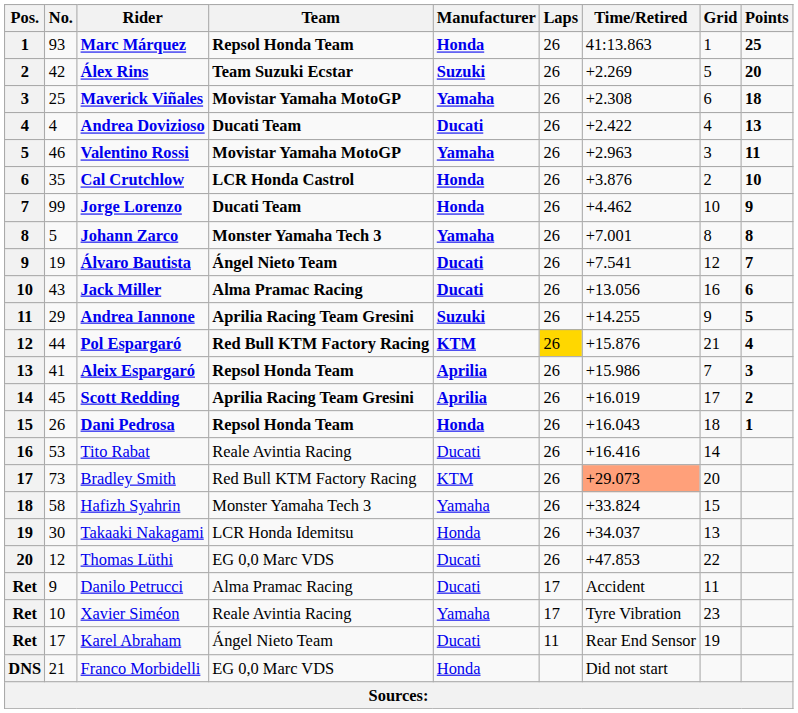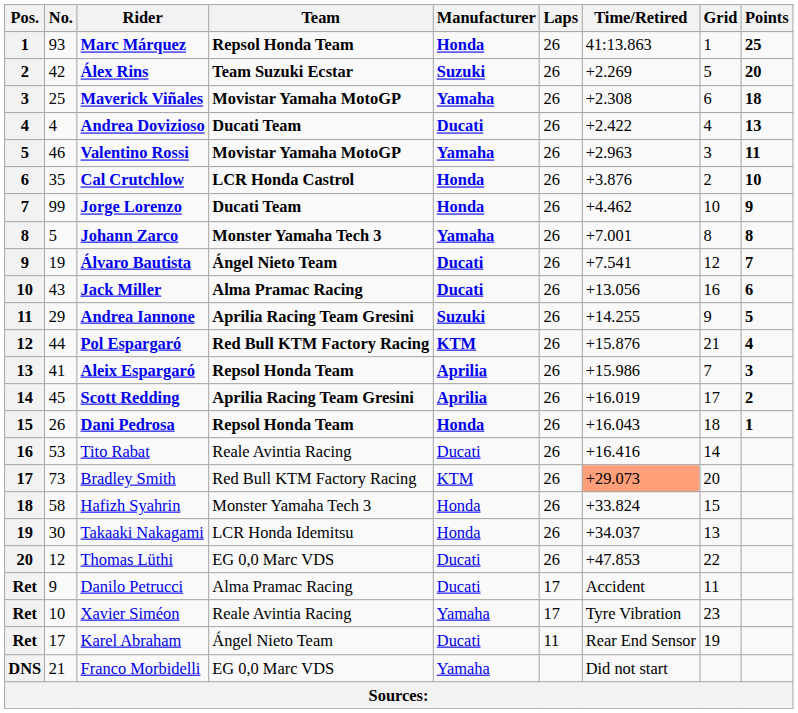(552, 343) gold background -> (552, 343) no background
(463, 505) Yamaha -> (459, 505) Honda
(459, 667) Honda -> (463, 667) Yamaha
